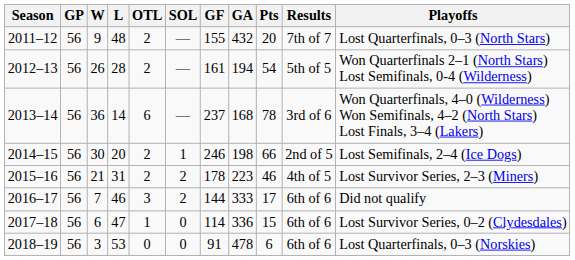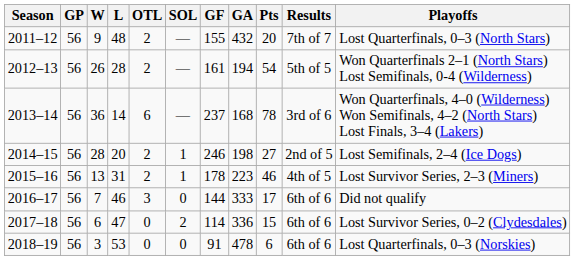(98, 154) 30 -> (98, 154) 28
(269, 154) 66 -> (269, 154) 27
(98, 176) 21 -> (98, 176) 13
(183, 176) 2 -> (183, 176) 1
(183, 199) 2 -> (183, 199) 0
(147, 221) 1 -> (147, 221) 0
(183, 221) 0 -> (183, 221) 2
